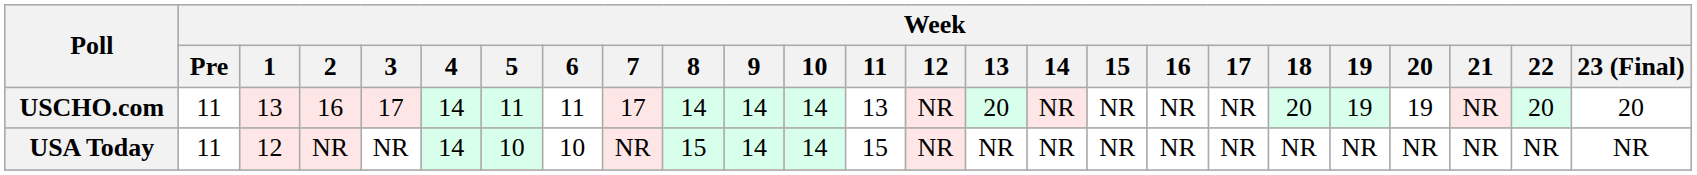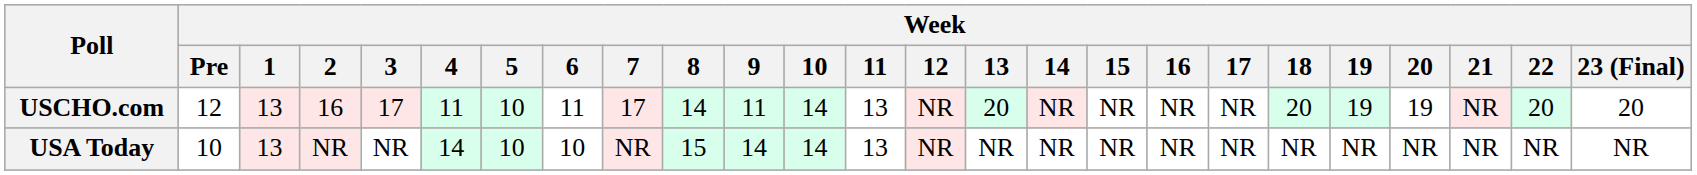(209, 107) 11 -> (209, 107) 12
(451, 107) 14 -> (451, 107) 11
(512, 107) 11 -> (512, 107) 10
(754, 107) 14 -> (754, 107) 11
(209, 148) 11 -> (209, 148) 10
(270, 148) 12 -> (270, 148) 13
(875, 148) 15 -> (875, 148) 13
